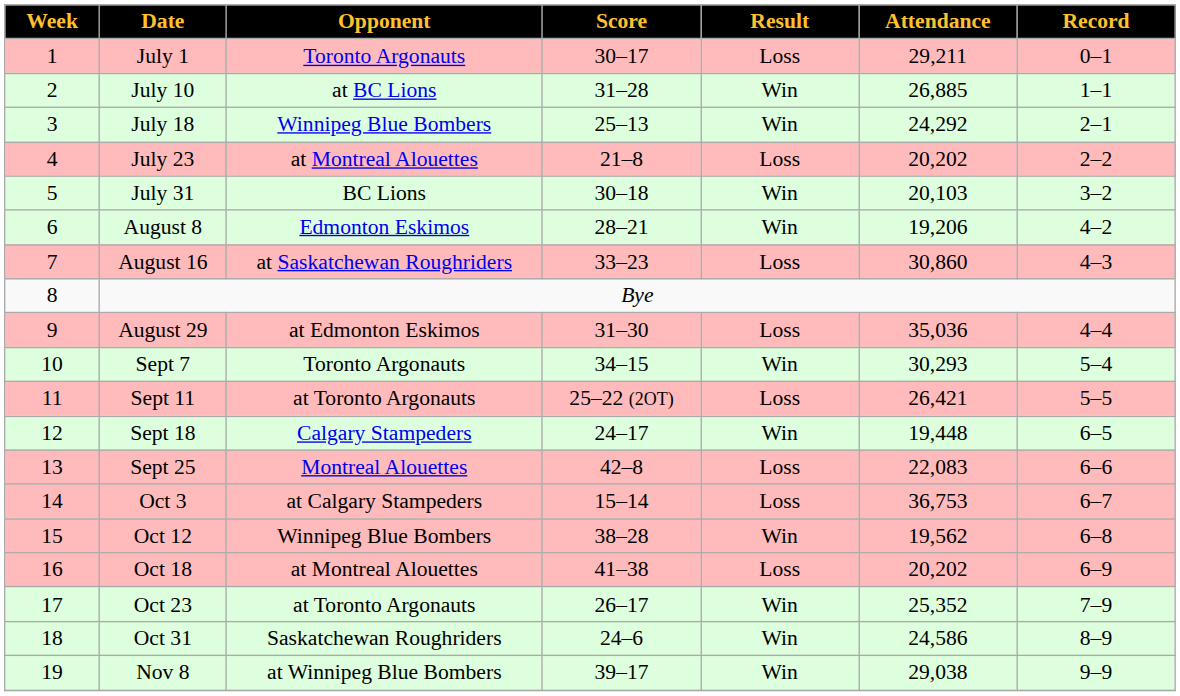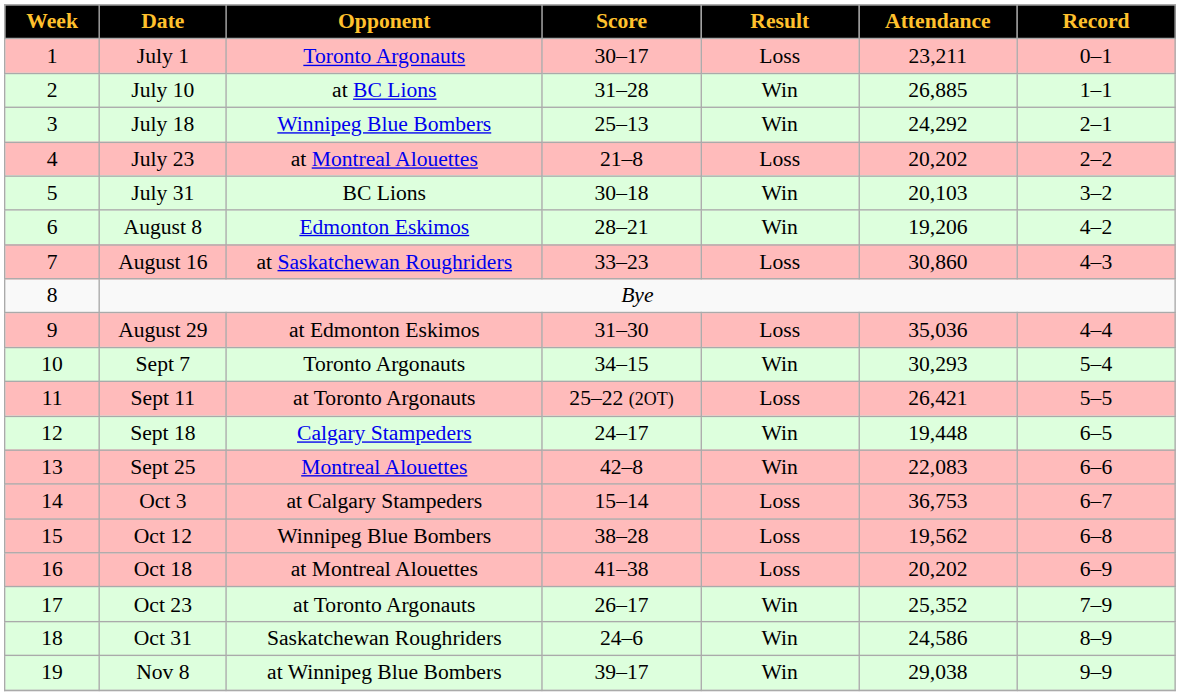(938, 55) 29,211 -> (938, 55) 23,211
(780, 466) Loss -> (780, 466) Win
(780, 535) Win -> (780, 535) Loss
